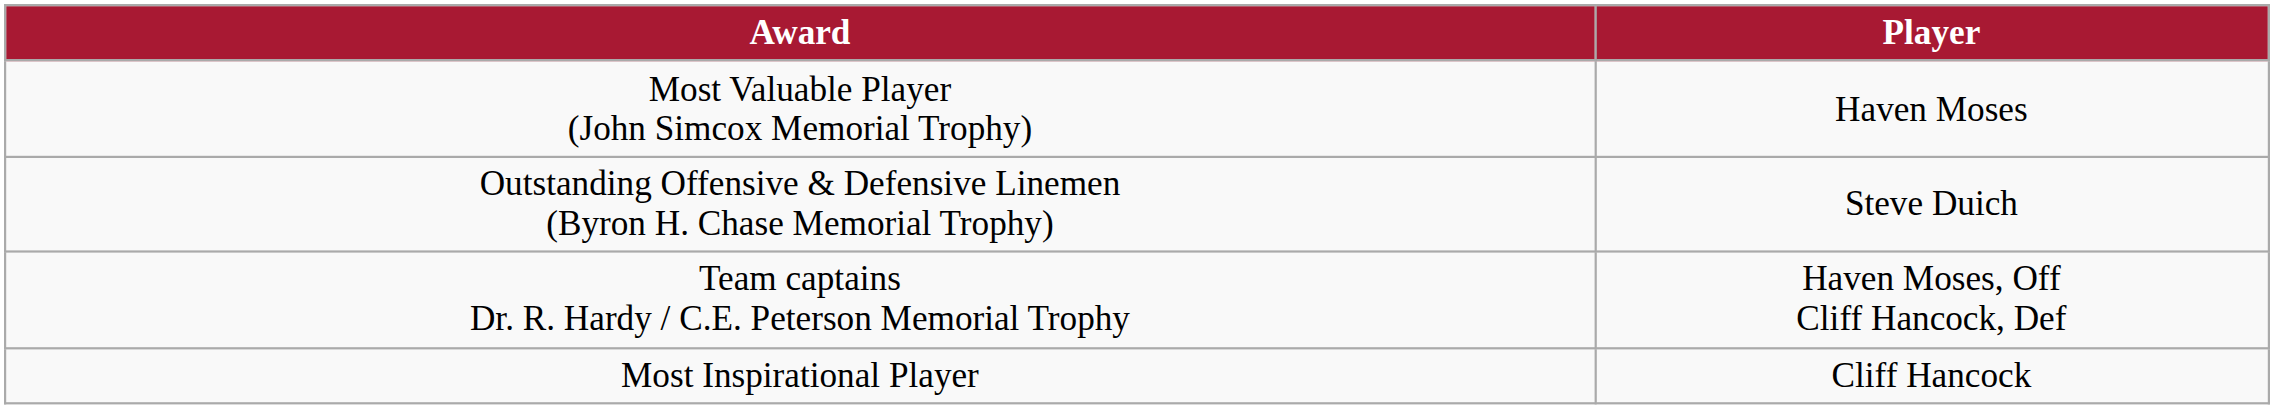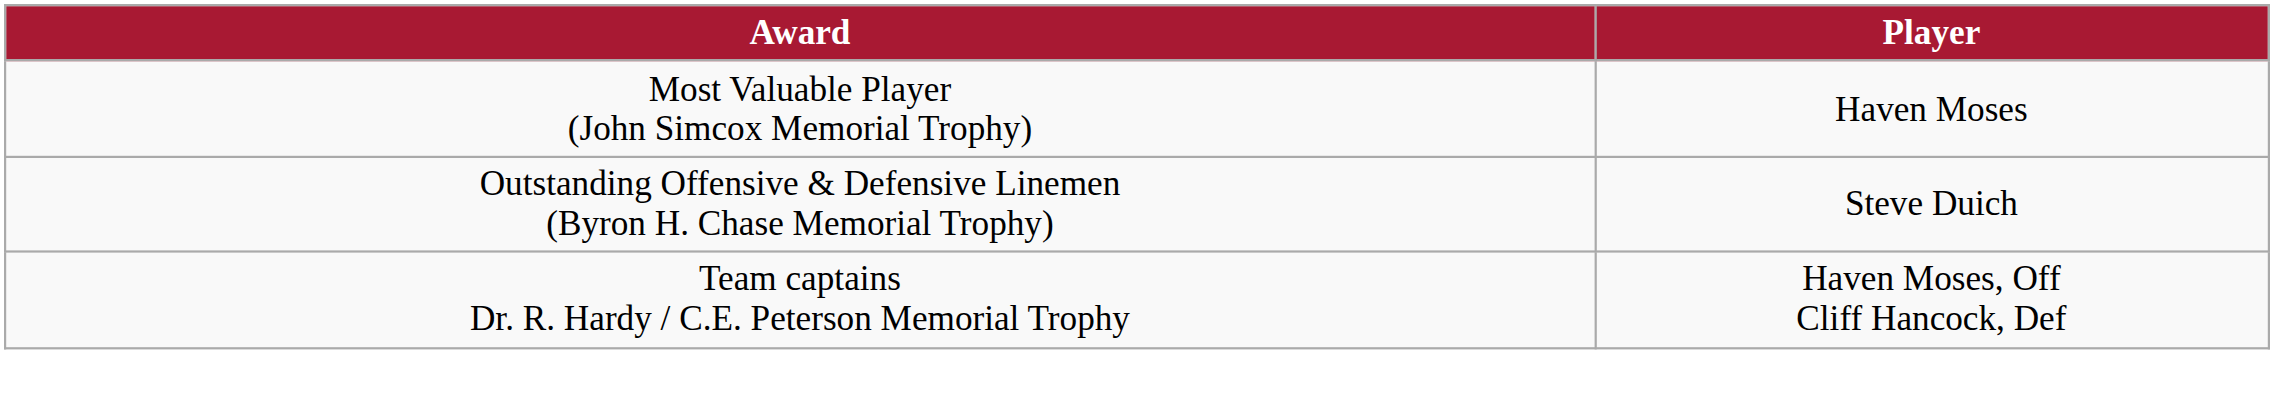- row: (800, 374)
